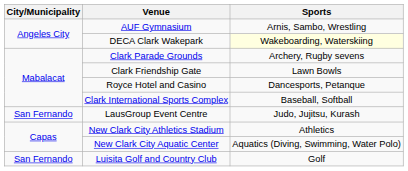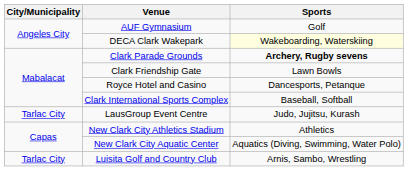(317, 27) Arnis, Sambo, Wrestling -> (317, 27) Golf
(317, 56) normal -> (317, 56) bold
(43, 115) San Fernando -> (43, 115) Tarlac City
(43, 159) San Fernando -> (43, 159) Tarlac City
(317, 159) Golf -> (317, 159) Arnis, Sambo, Wrestling
